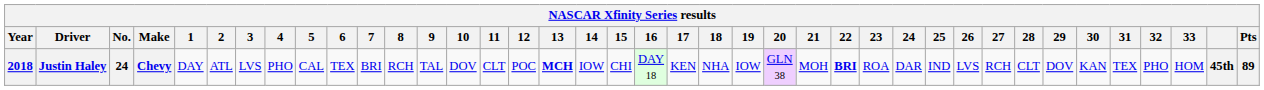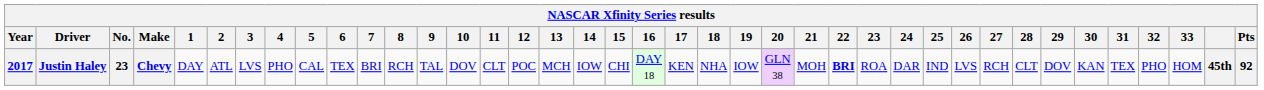(20, 66) 2018 -> (20, 66) 2017
(122, 66) 24 -> (122, 66) 23
(557, 66) bold -> (556, 66) normal
(1248, 66) 89 -> (1246, 66) 92
